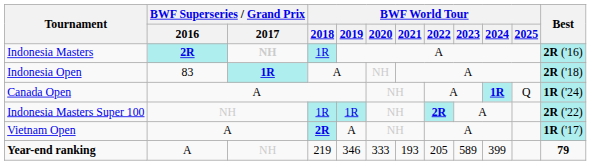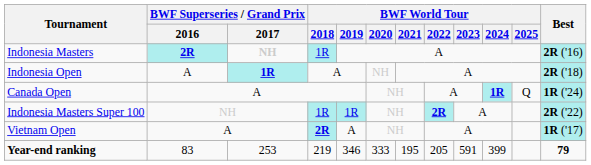(187, 73) 83 -> (187, 73) A
(187, 150) A -> (187, 150) 83
(268, 150) NH -> (268, 150) 253
(410, 150) 193 -> (410, 150) 195
(468, 150) 589 -> (468, 150) 591
